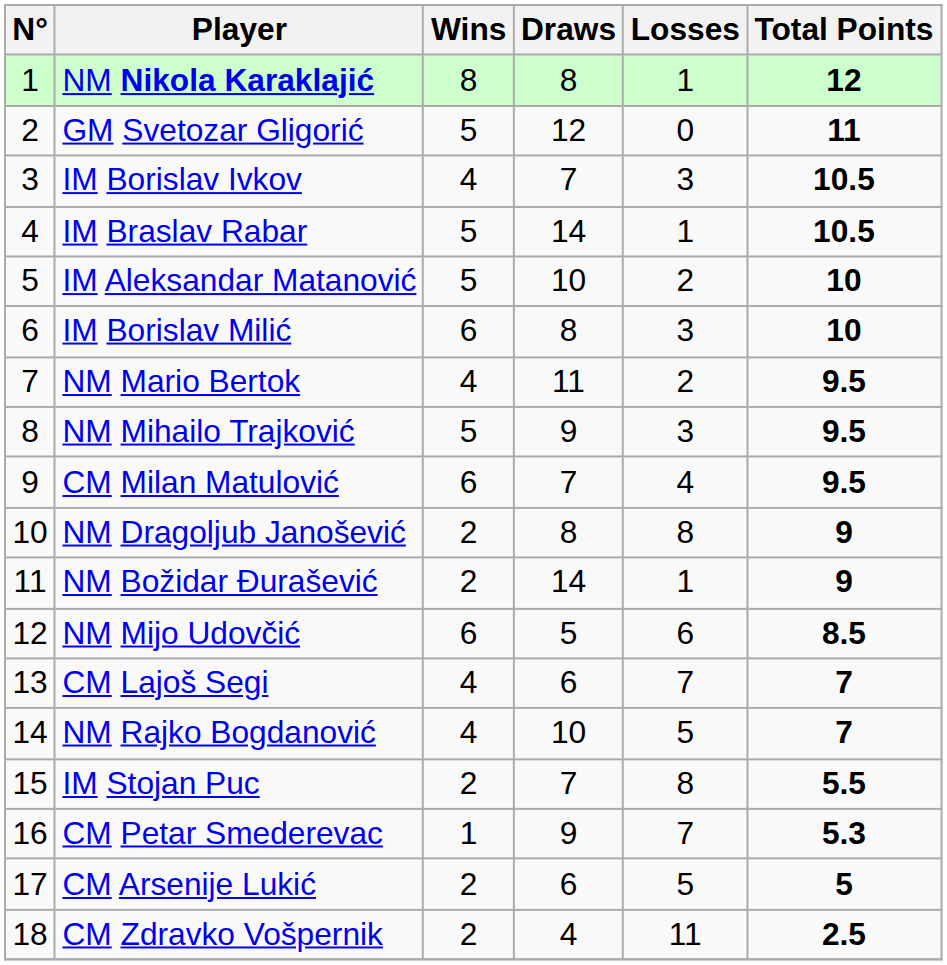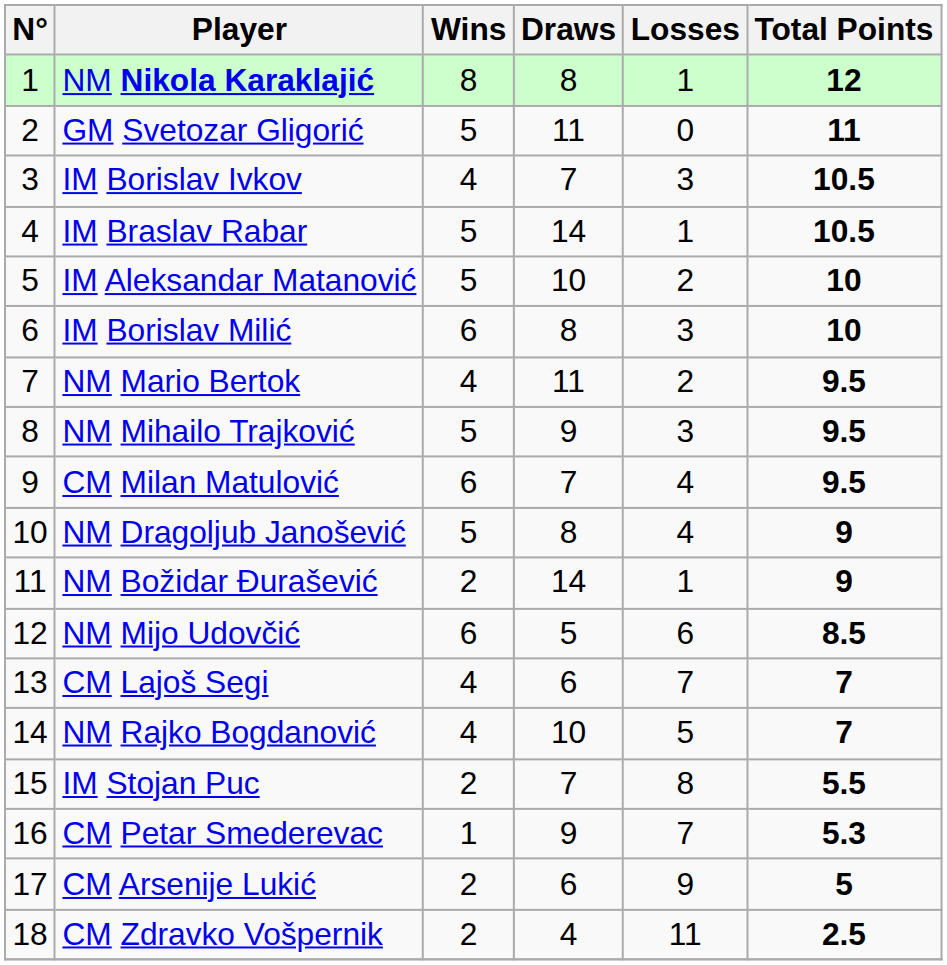(569, 130) 12 -> (569, 130) 11
(469, 532) 2 -> (469, 532) 5
(685, 532) 8 -> (685, 532) 4
(685, 883) 5 -> (685, 883) 9
